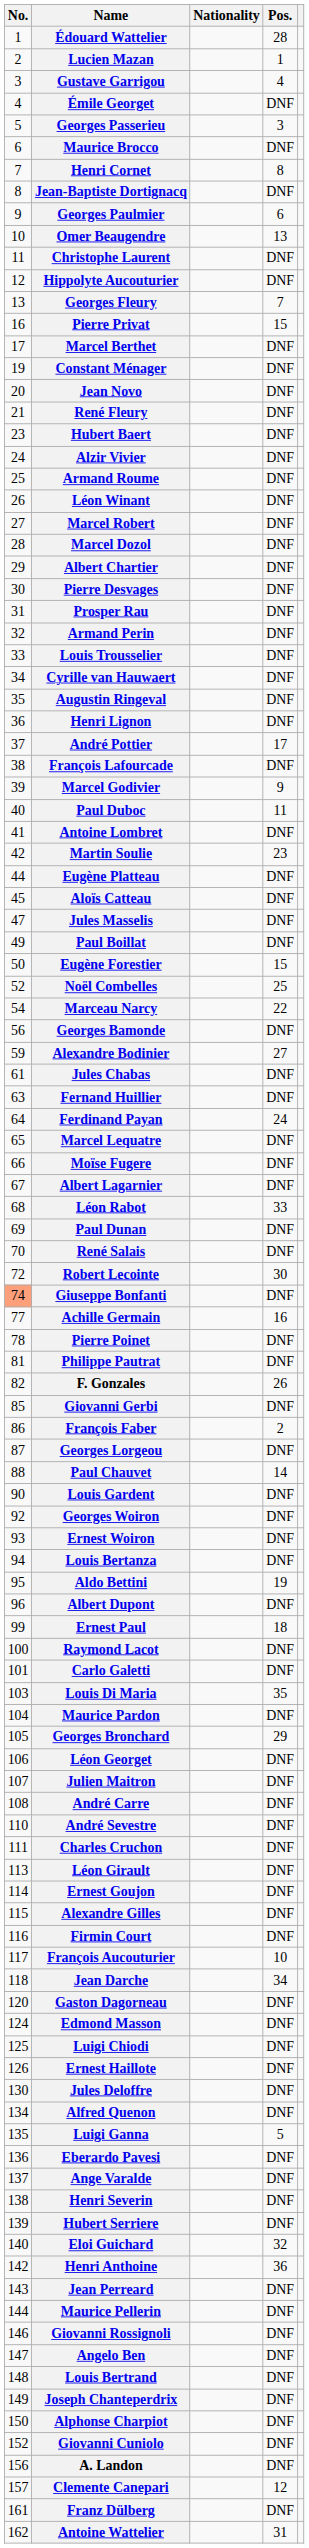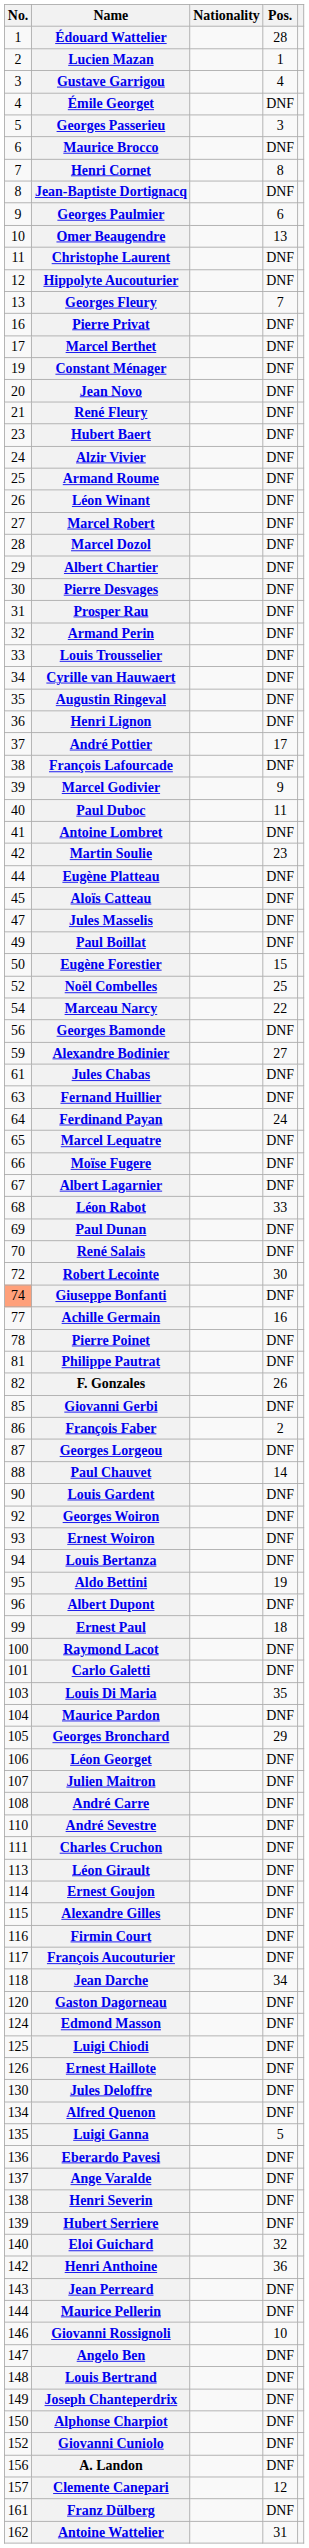(280, 324) 15 -> (280, 324) DNF
(280, 1958) 10 -> (280, 1958) DNF
(280, 2333) DNF -> (280, 2333) 10
